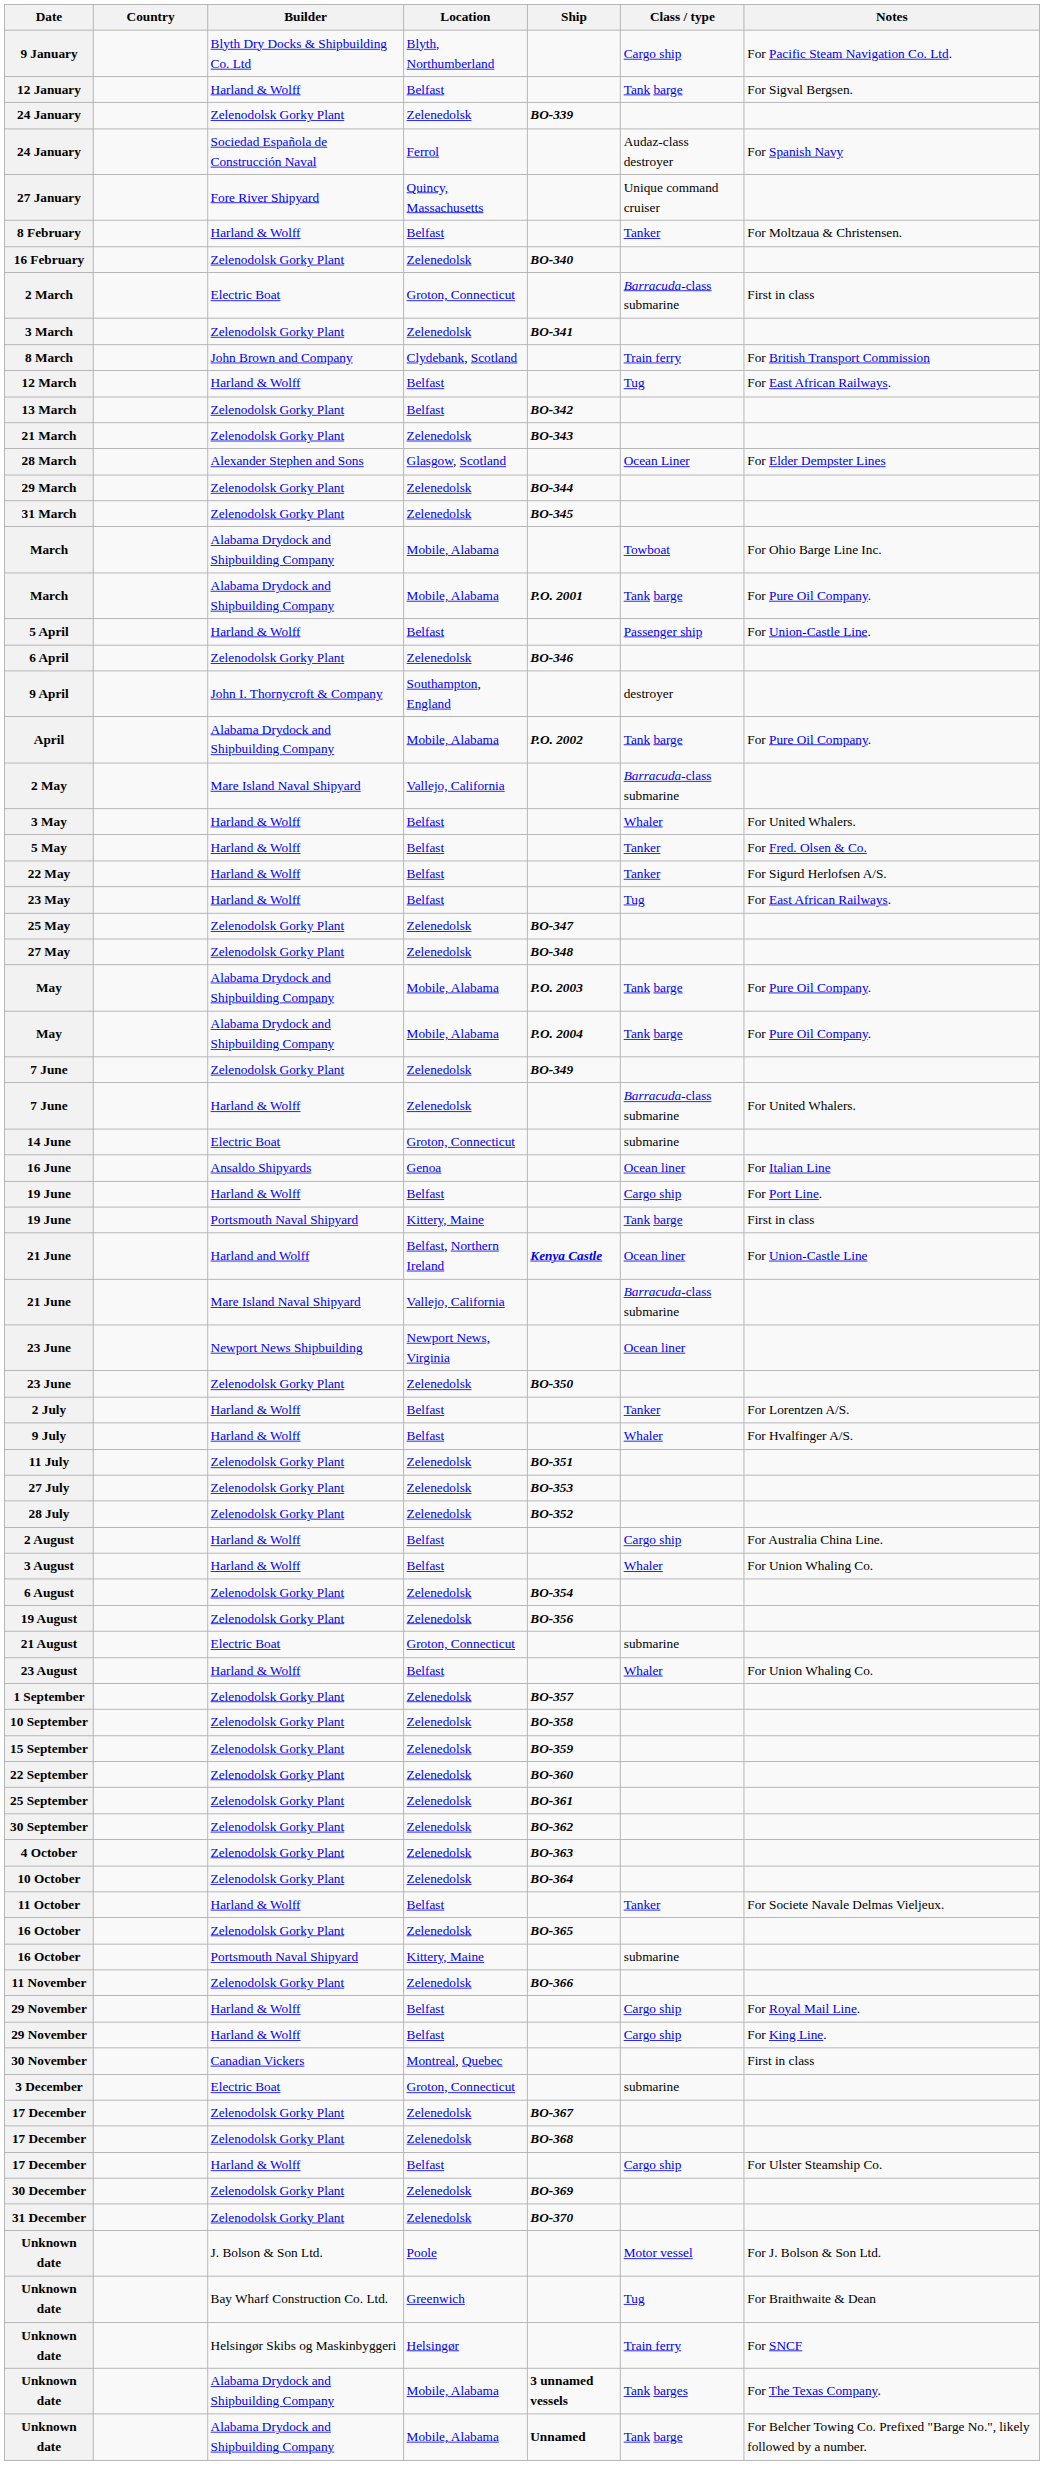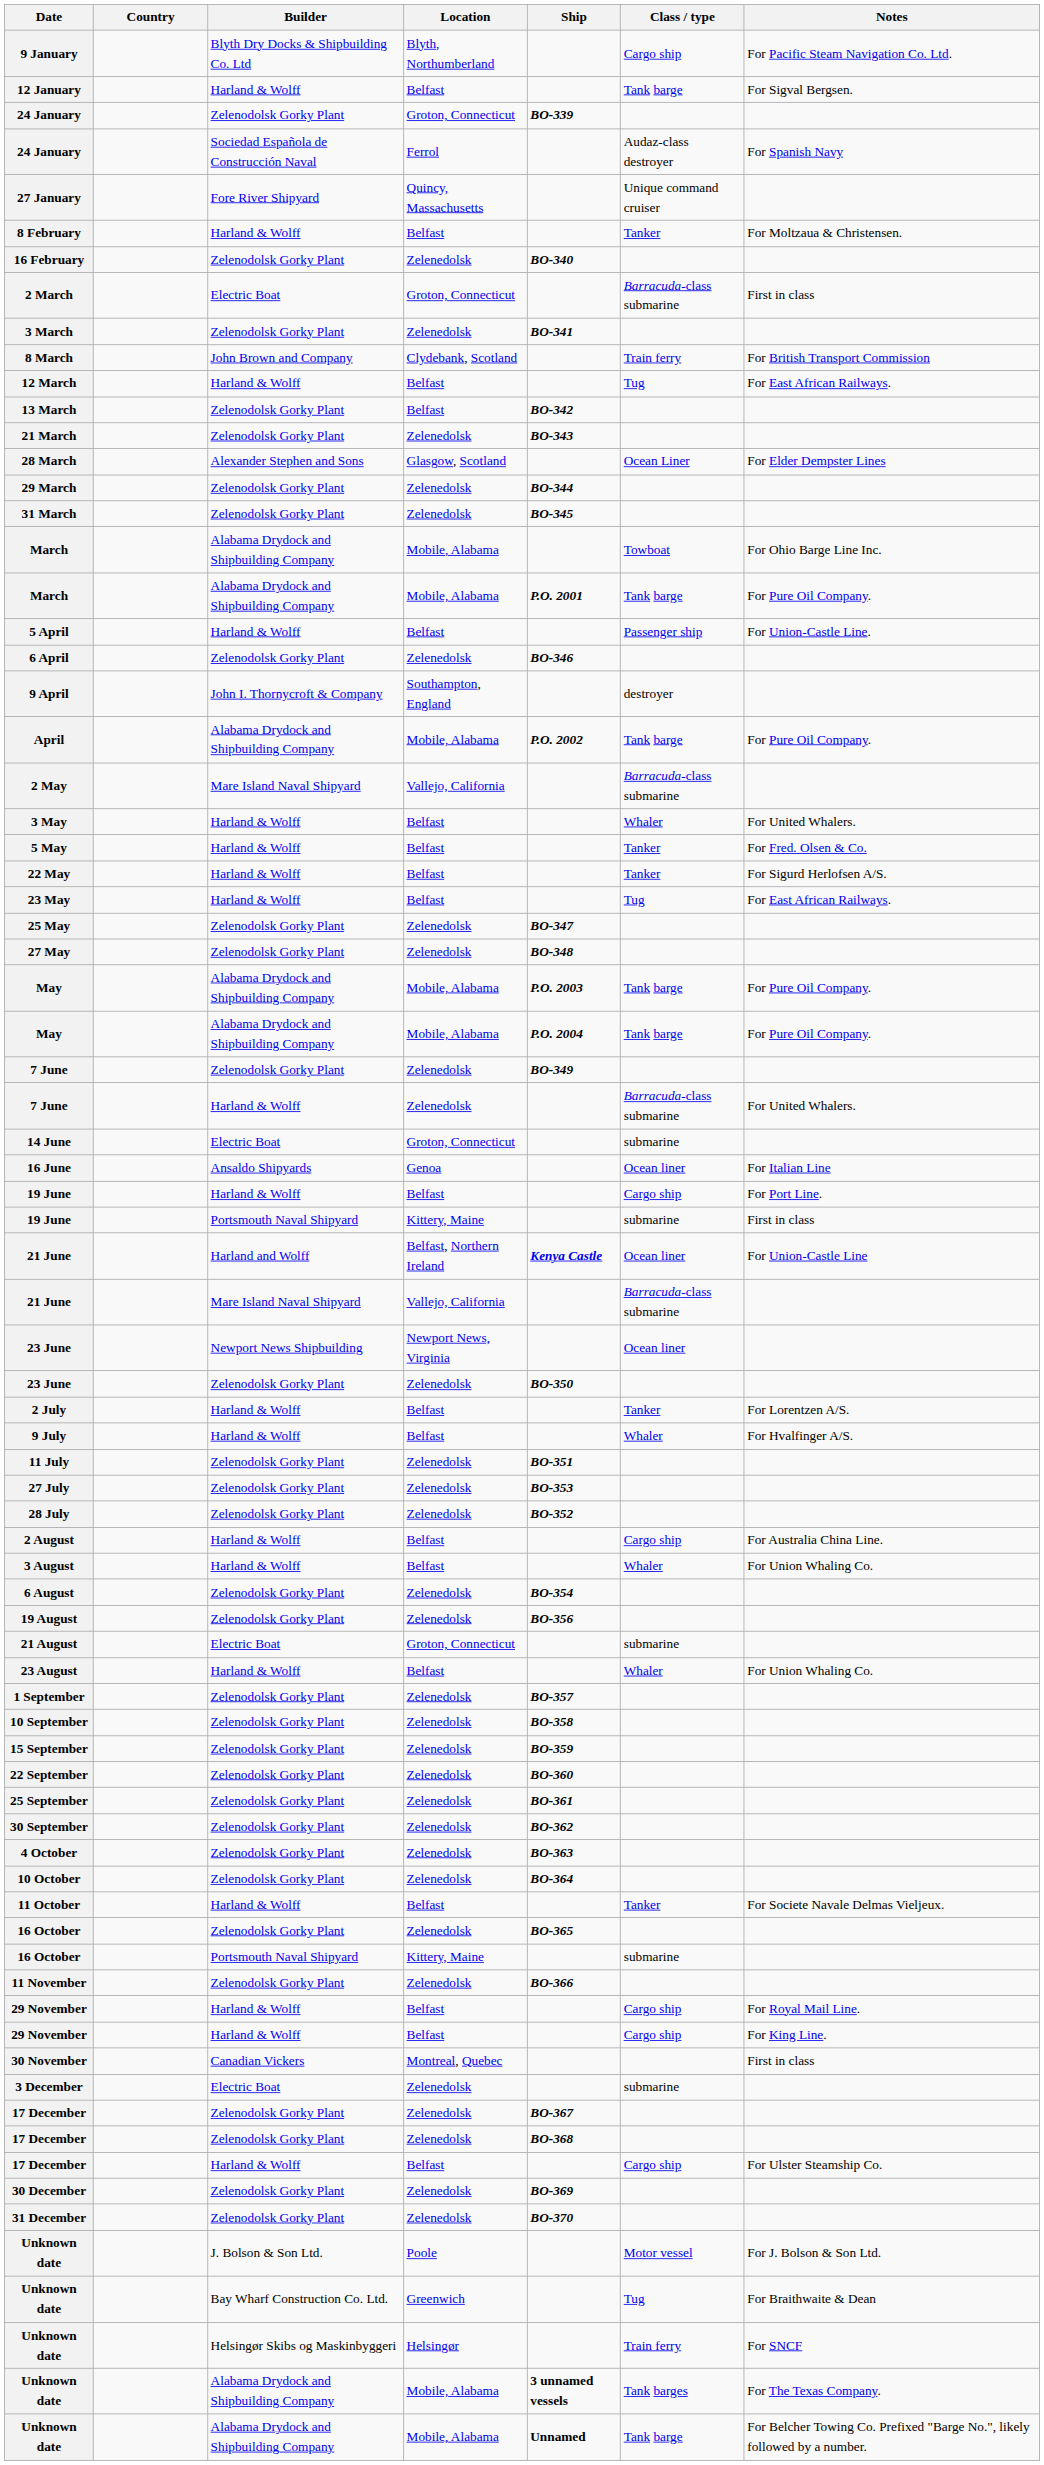(439, 115) Zelenedolsk -> (461, 115) Groton, Connecticut
(653, 1220) Tank barge -> (651, 1220) submarine
(461, 2087) Groton, Connecticut -> (439, 2087) Zelenedolsk
